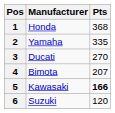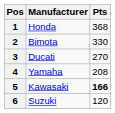(45, 42) Yamaha -> (43, 42) Bimota
(100, 42) 335 -> (100, 42) 330
(43, 72) Bimota -> (45, 72) Yamaha
(100, 72) 207 -> (100, 72) 208
